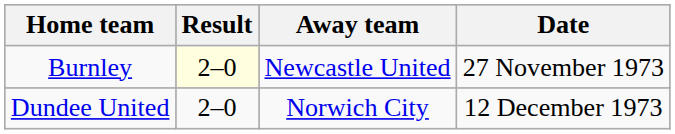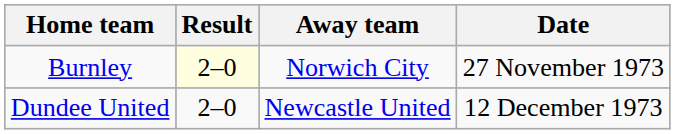(358, 66) Newcastle United -> (358, 66) Norwich City
(358, 107) Norwich City -> (358, 107) Newcastle United
